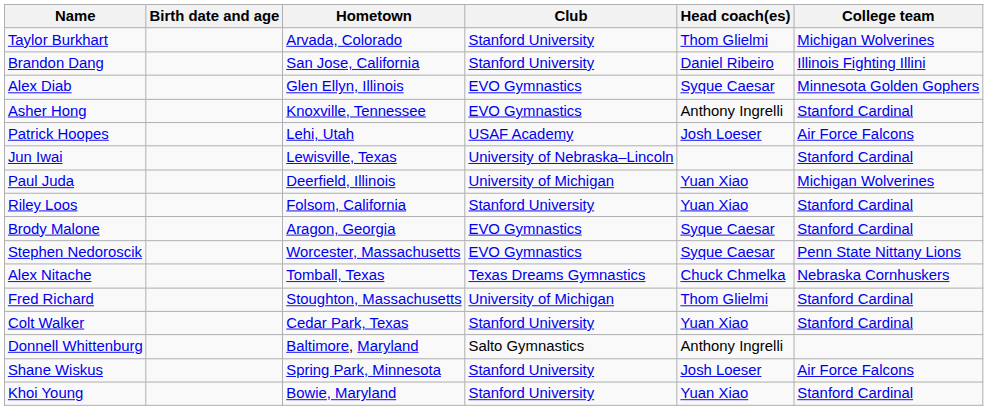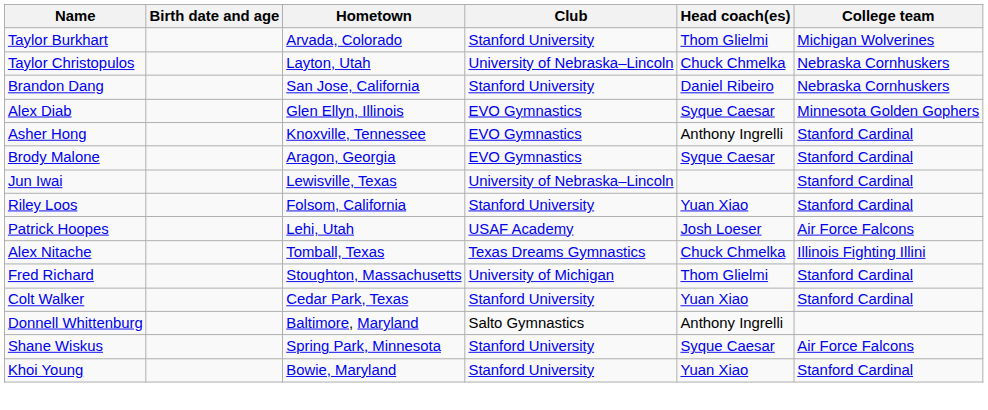+ row: (71, 63)
(861, 63) Illinois Fighting Illini -> (873, 87) Nebraska Cornhuskers
rows swapped: (58, 134) <-> (54, 228)
- row: (41, 181)
- row: (75, 252)
(873, 275) Nebraska Cornhuskers -> (861, 252) Illinois Fighting Illini
(721, 370) Josh Loeser -> (728, 346) Syque Caesar
